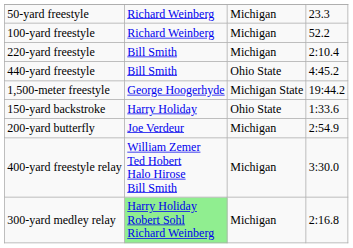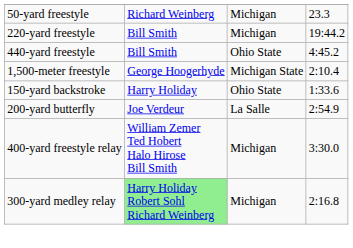- row: (51, 33)
(324, 52) 2:10.4 -> (327, 33) 19:44.2
(327, 90) 19:44.2 -> (324, 71) 2:10.4
(253, 128) Michigan -> (250, 109) La Salle
